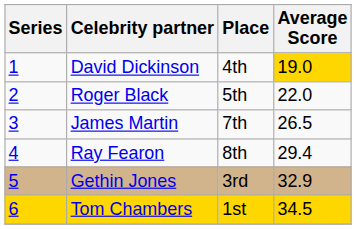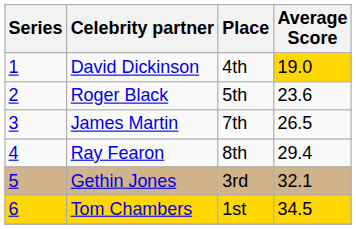(295, 95) 22.0 -> (295, 95) 23.6
(295, 180) 32.9 -> (295, 180) 32.1
